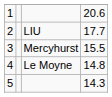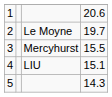(32, 31) LIU -> (48, 31) Le Moyne
(94, 31) 17.7 -> (94, 31) 19.7
(48, 66) Le Moyne -> (32, 66) LIU
(94, 66) 14.8 -> (94, 66) 15.1
